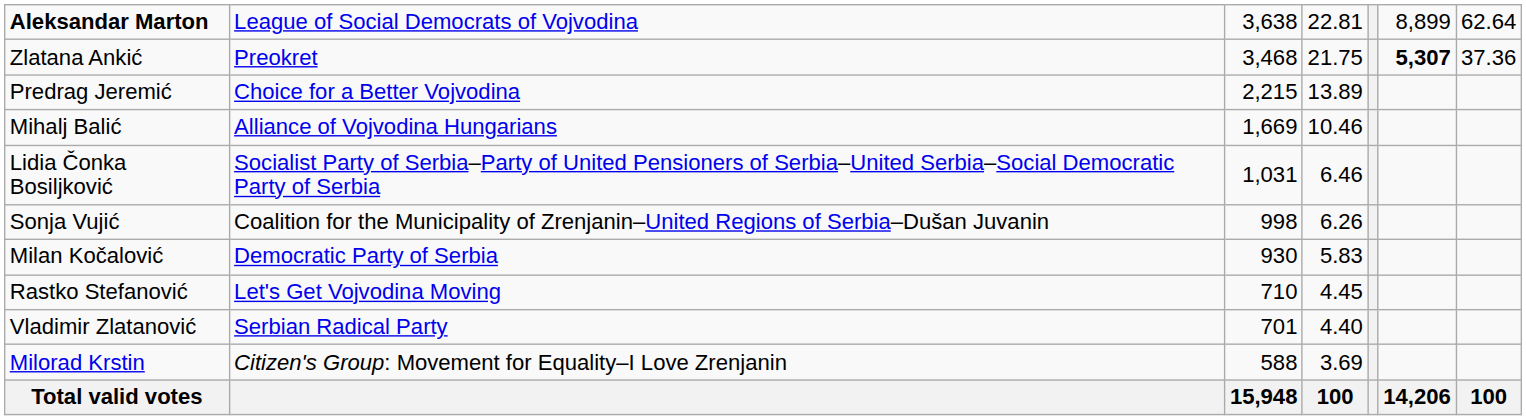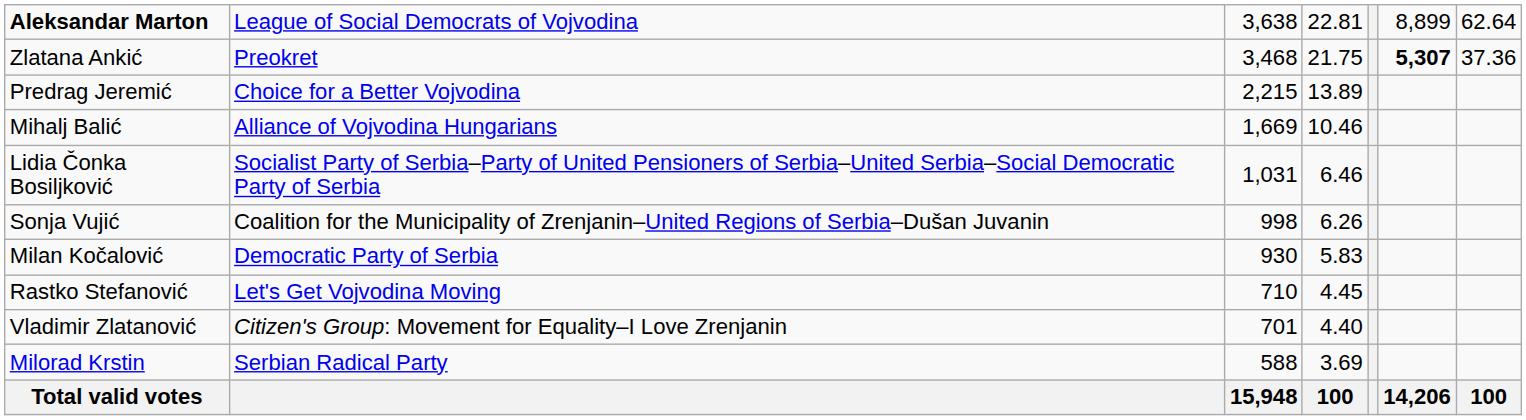(341, 326) Serbian Radical Party -> (511, 326) Citizen's Group: Movement for Equality–I Love Zrenjanin
(511, 362) Citizen's Group: Movement for Equality–I Love Zrenjanin -> (341, 362) Serbian Radical Party
